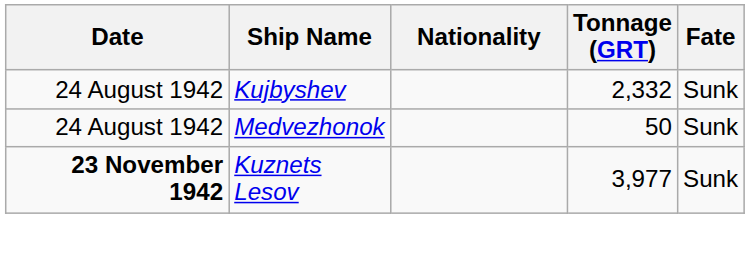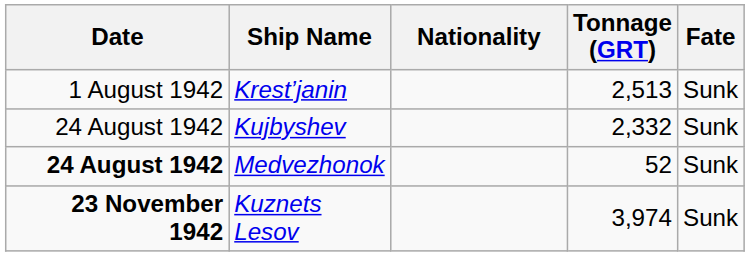+ row: (291, 89)
(139, 127) normal -> (135, 165) bold
(658, 127) 50 -> (658, 165) 52
(642, 179) 3,977 -> (642, 217) 3,974
